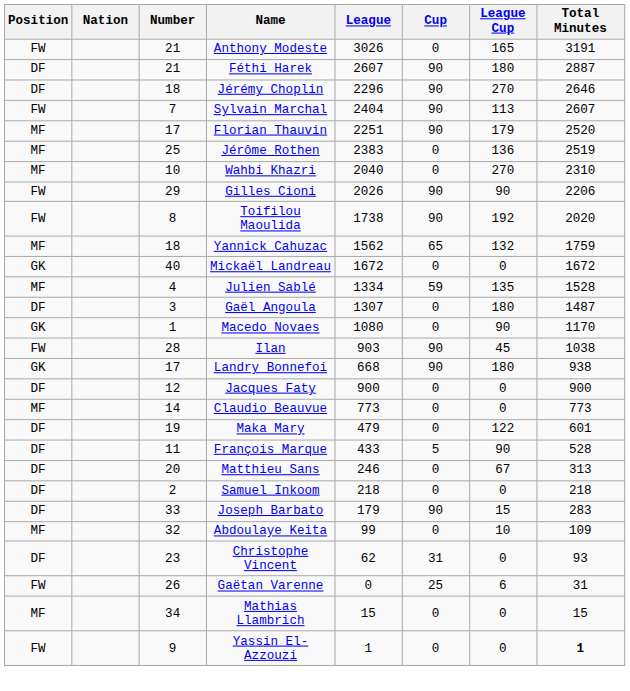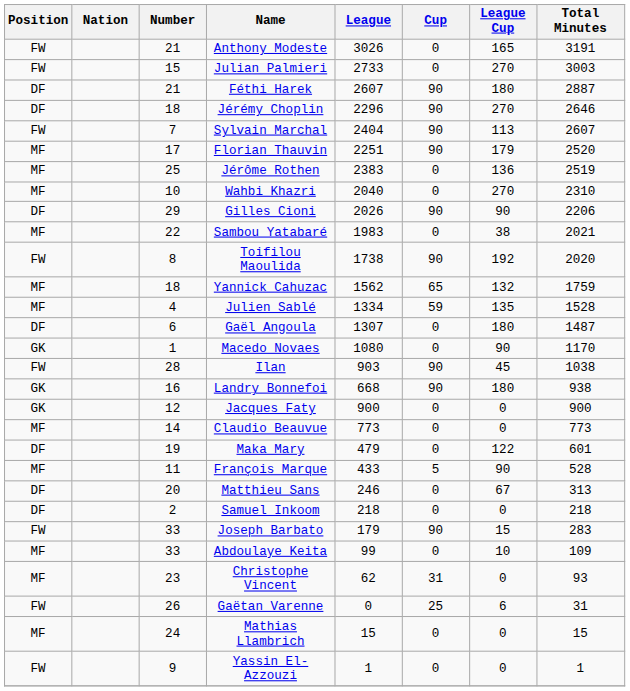+ row: (271, 70)
(38, 192) FW -> (38, 212) DF
+ row: (271, 233)
- row: (271, 267)
(173, 308) 3 -> (173, 328) 6
(173, 369) 17 -> (173, 389) 16
(38, 389) DF -> (38, 410) GK
(38, 450) DF -> (38, 471) MF
(38, 511) DF -> (38, 532) FW
(173, 532) 32 -> (173, 552) 33
(38, 559) DF -> (38, 579) MF
(173, 614) 34 -> (173, 634) 24
(580, 649) bold -> (580, 669) normal
